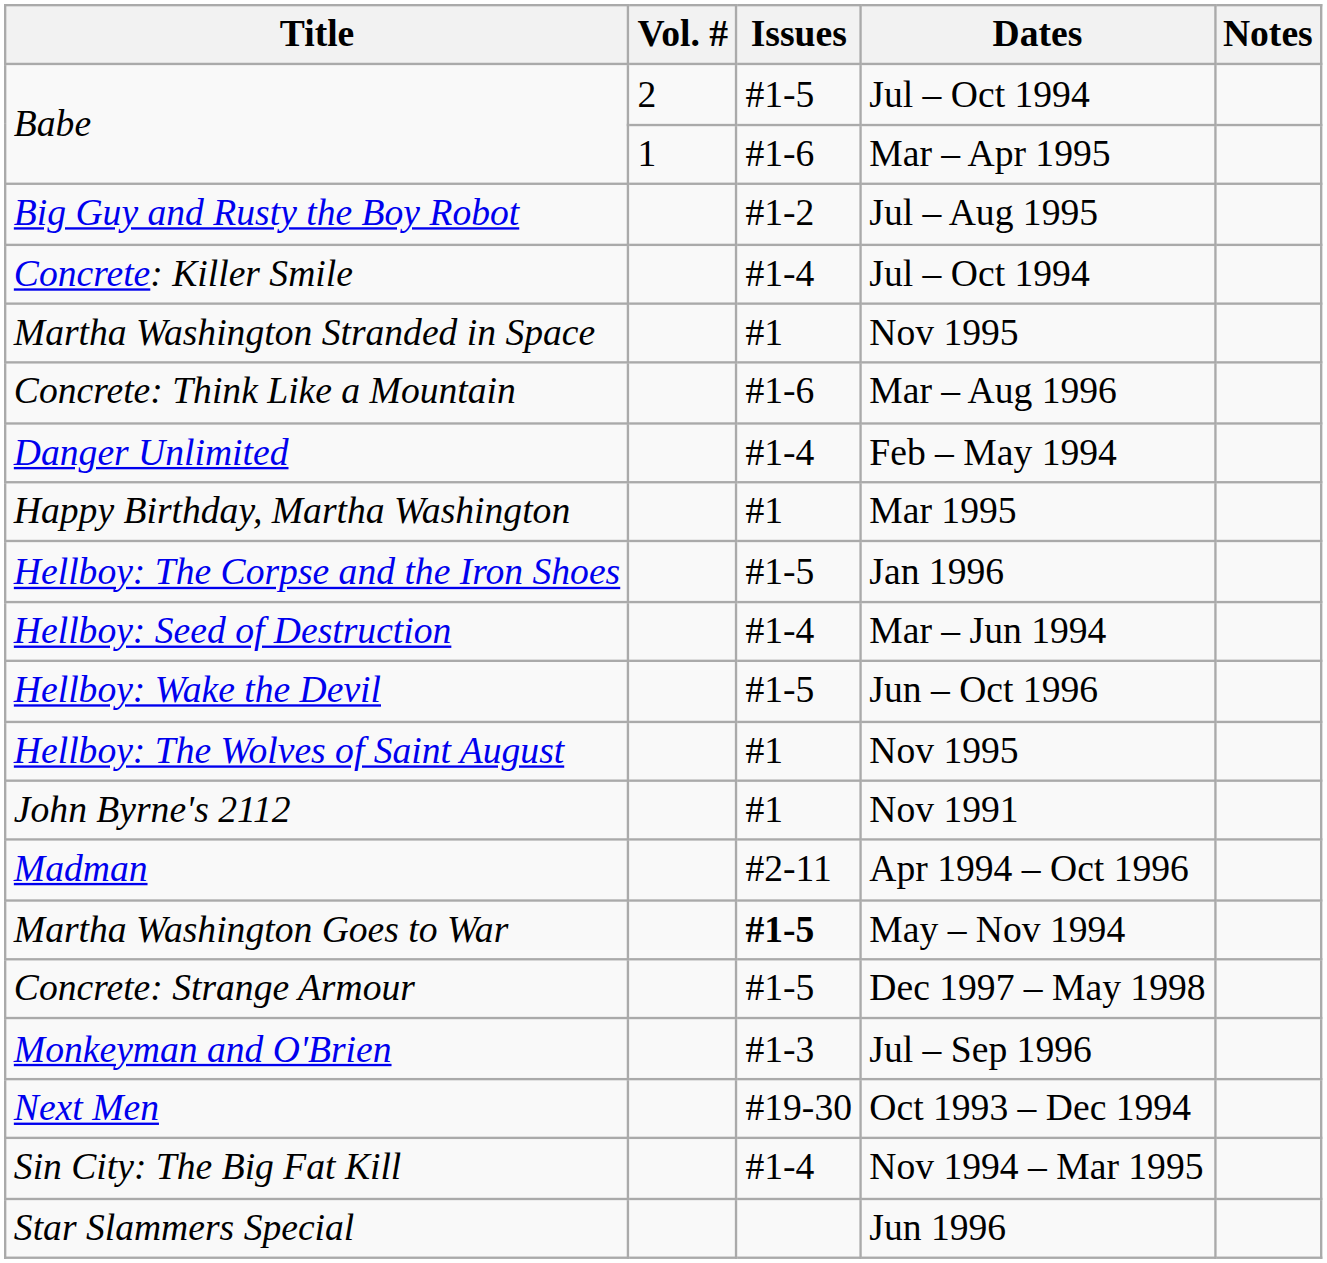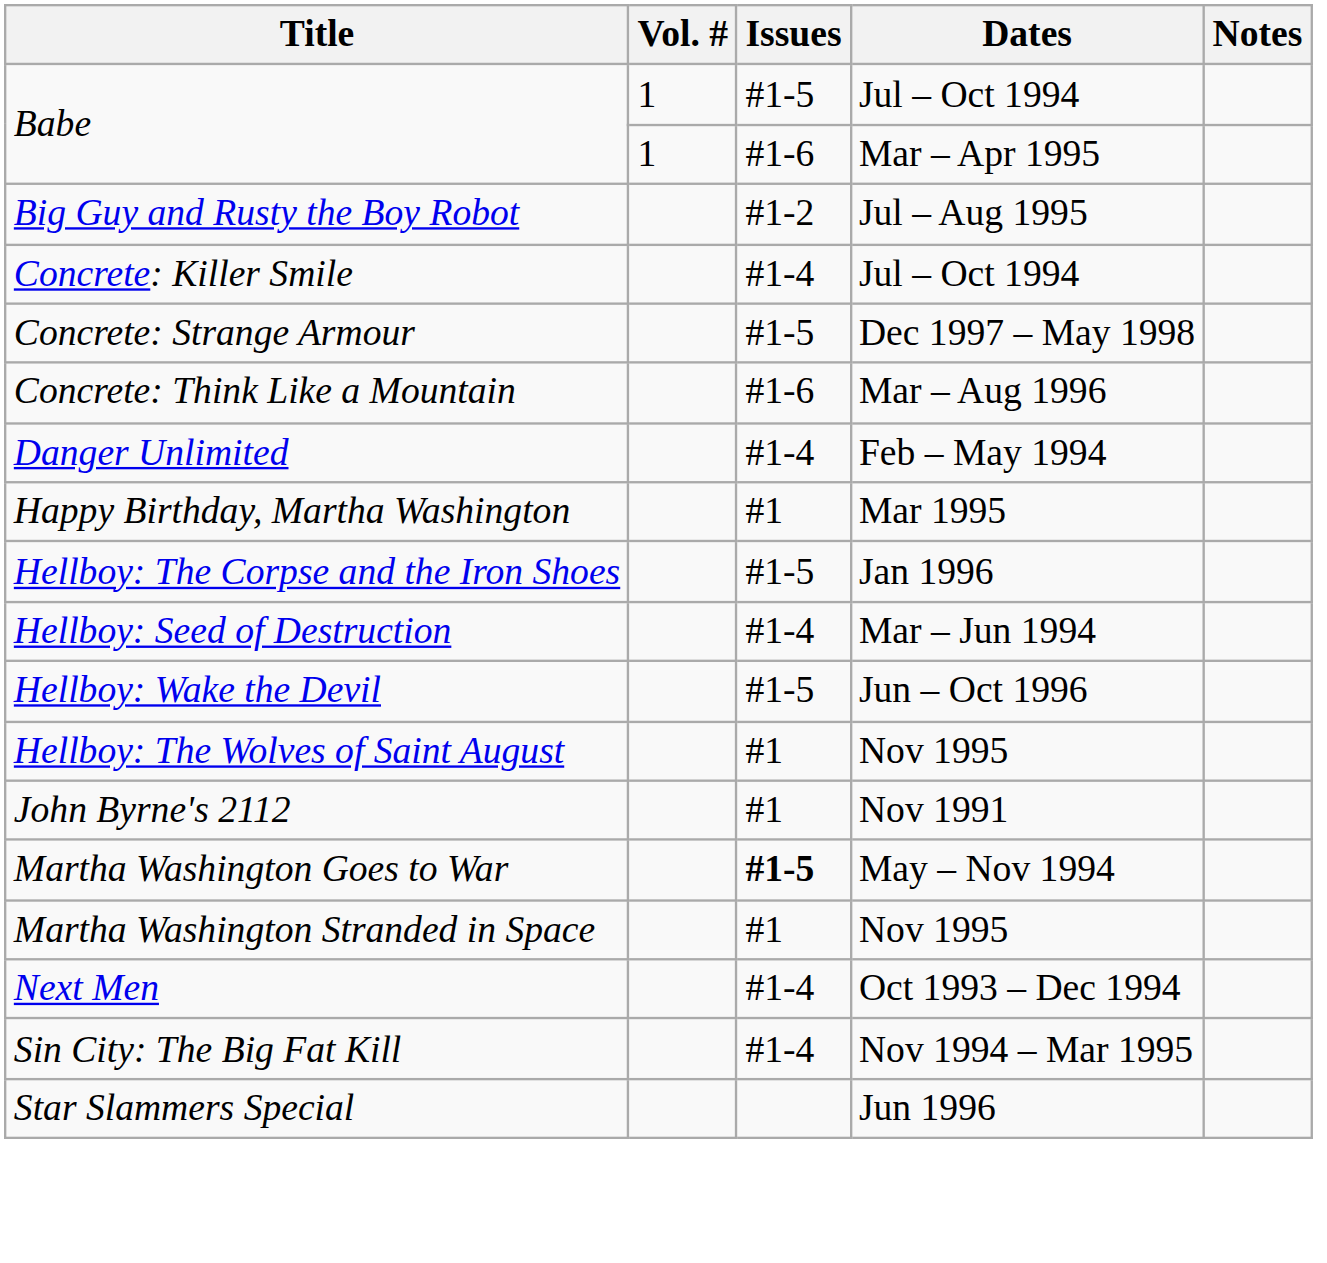(647, 93) 2 -> (647, 93) 1
rows swapped: (214, 988) <-> (305, 332)
- row: (81, 869)
- row: (203, 1048)
(799, 1107) #19-30 -> (780, 988) #1-4
